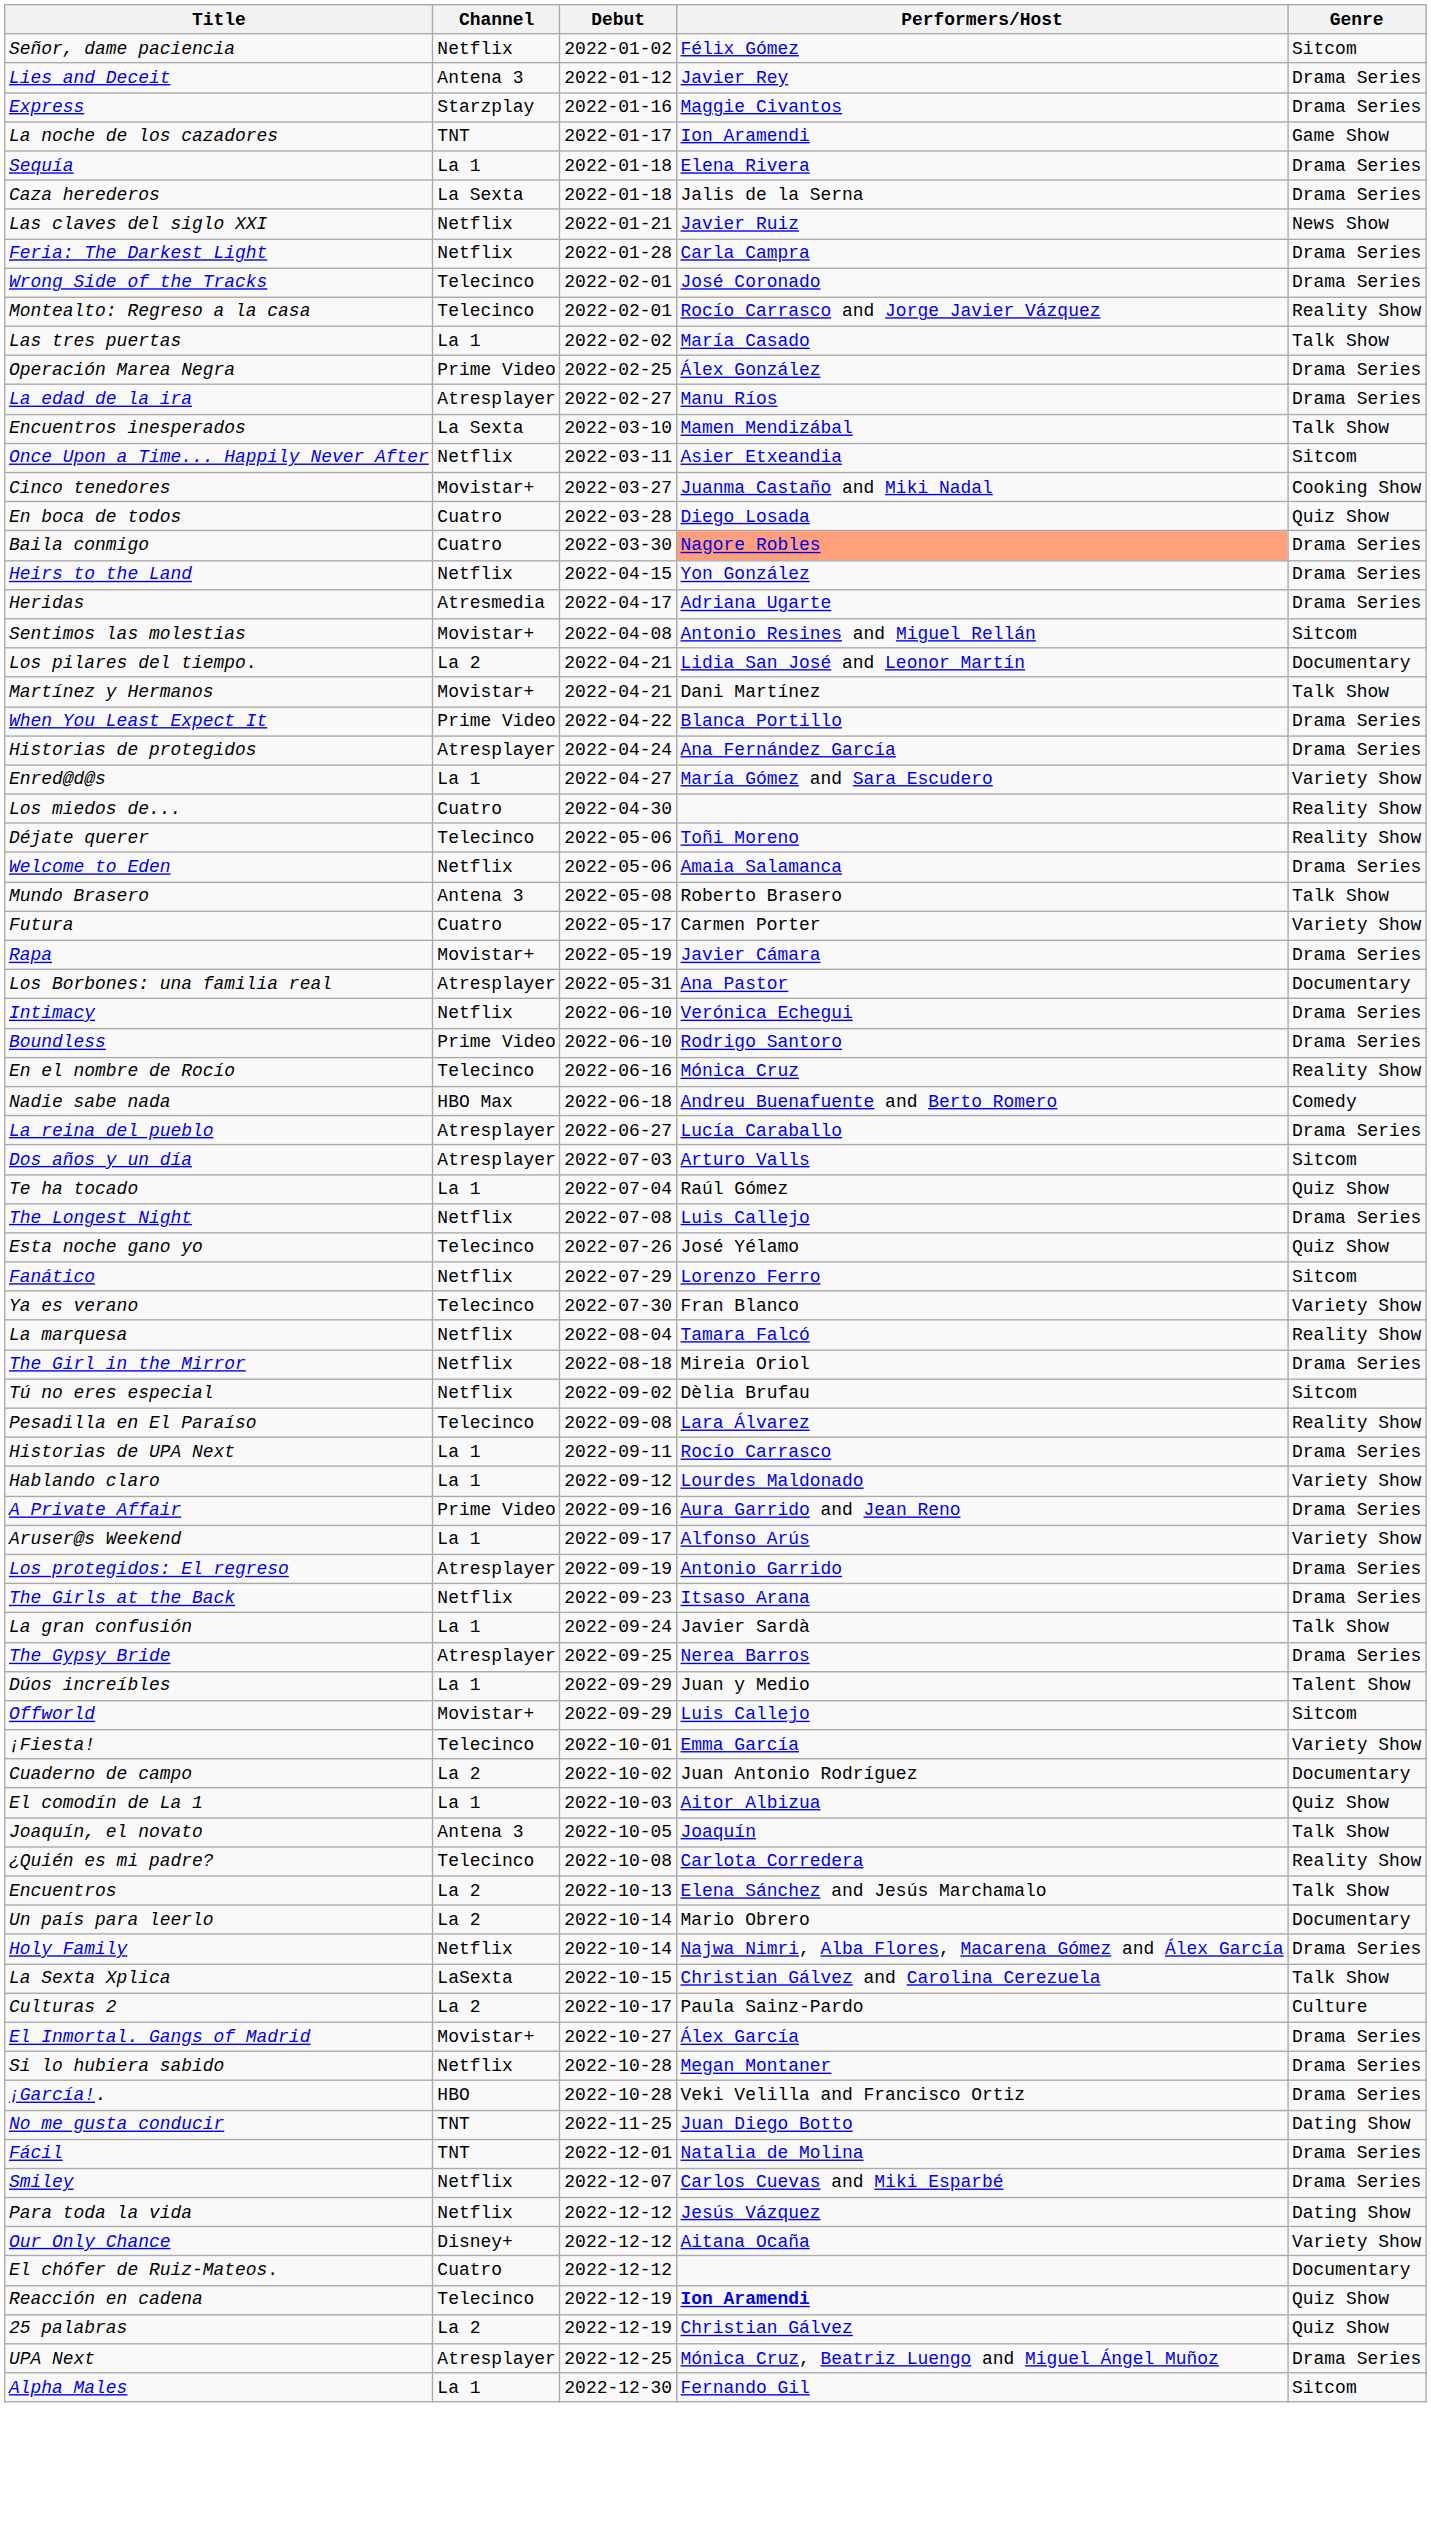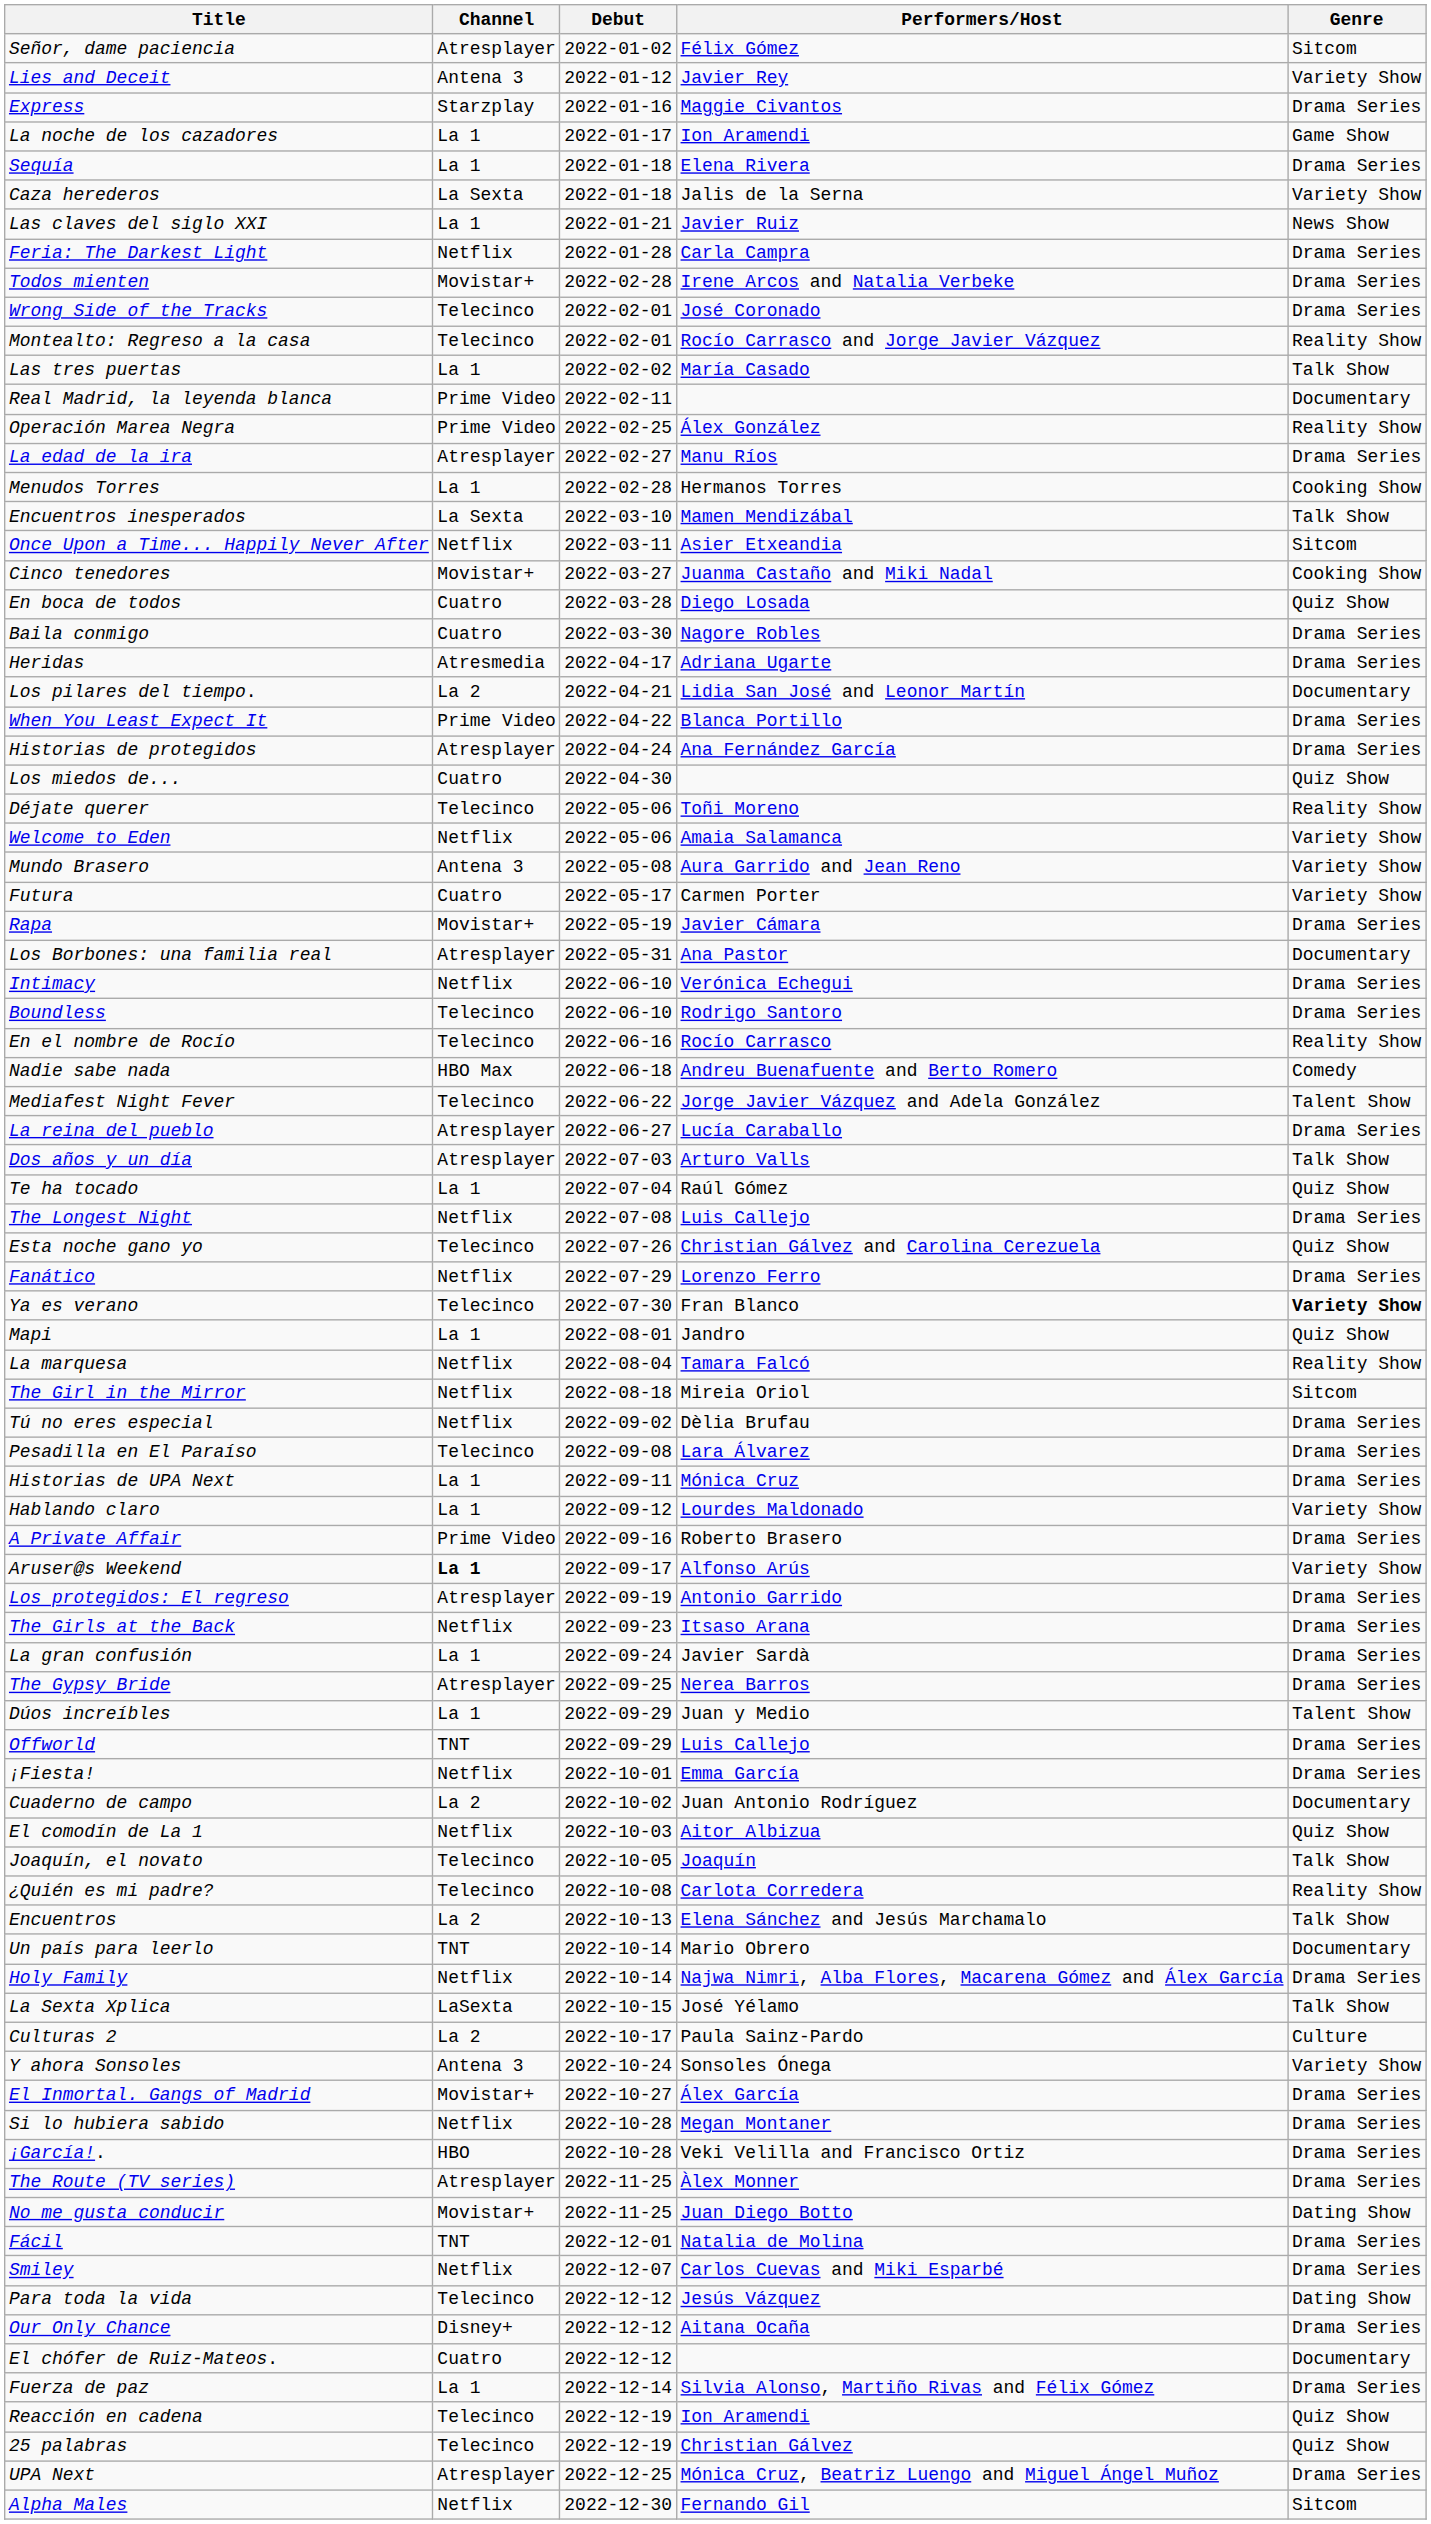(475, 49) Netflix -> (497, 49) Atresplayer
(1357, 78) Drama Series -> (1357, 78) Variety Show
(454, 136) TNT -> (459, 136) La 1
(1357, 195) Drama Series -> (1357, 195) Variety Show
(475, 224) Netflix -> (459, 224) La 1
+ row: (79, 282)
+ row: (170, 399)
(1357, 370) Drama Series -> (1357, 429) Reality Show
+ row: (84, 487)
(751, 546) lightsalmon background -> (751, 633) no background
- row: (100, 575)
- row: (127, 633)
- row: (111, 692)
- row: (57, 780)
(1357, 809) Reality Show -> (1341, 780) Quiz Show
(1357, 867) Drama Series -> (1357, 838) Variety Show
(761, 896) Roberto Brasero -> (821, 867) Aura Garrido and Jean Reno
(1341, 896) Talk Show -> (1357, 867) Variety Show
(497, 1043) Prime Video -> (486, 1013) Telecinco
(740, 1072) Mónica Cruz -> (756, 1043) Rocío Carrasco
+ row: (122, 1101)
(1324, 1160) Sitcom -> (1341, 1160) Talk Show
(740, 1247) José Yélamo -> (890, 1247) Christian Gálvez and Carolina Cerezuela
(1324, 1277) Sitcom -> (1357, 1277) Drama Series
(1357, 1306) normal -> (1357, 1306) bold
+ row: (31, 1335)
(1357, 1364) Drama Series -> (1324, 1394) Sitcom
(1324, 1394) Sitcom -> (1357, 1423) Drama Series
(1357, 1423) Reality Show -> (1357, 1452) Drama Series
(756, 1452) Rocío Carrasco -> (740, 1481) Mónica Cruz
(821, 1510) Aura Garrido and Jean Reno -> (761, 1540) Roberto Brasero
(459, 1540) normal -> (459, 1569) bold
(1341, 1627) Talk Show -> (1357, 1657) Drama Series
(486, 1715) Movistar+ -> (454, 1744) TNT
(1324, 1715) Sitcom -> (1357, 1744) Drama Series
(486, 1744) Telecinco -> (475, 1774) Netflix
(1357, 1744) Variety Show -> (1357, 1774) Drama Series
(459, 1803) La 1 -> (475, 1832) Netflix
(480, 1832) Antena 3 -> (486, 1861) Telecinco
(459, 1920) La 2 -> (454, 1949) TNT
(890, 1978) Christian Gálvez and Carolina Cerezuela -> (740, 2008) José Yélamo
+ row: (95, 2066)
+ row: (122, 2183)
(454, 2124) TNT -> (486, 2212) Movistar+
(475, 2212) Netflix -> (486, 2300) Telecinco
(1357, 2241) Variety Show -> (1357, 2329) Drama Series
+ row: (79, 2388)
(745, 2300) bold -> (745, 2417) normal
(459, 2329) La 2 -> (486, 2446) Telecinco
(459, 2388) La 1 -> (475, 2505) Netflix
